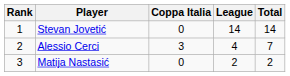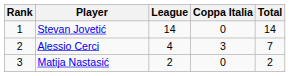columns swapped: (234, 12) <-> (181, 12)
